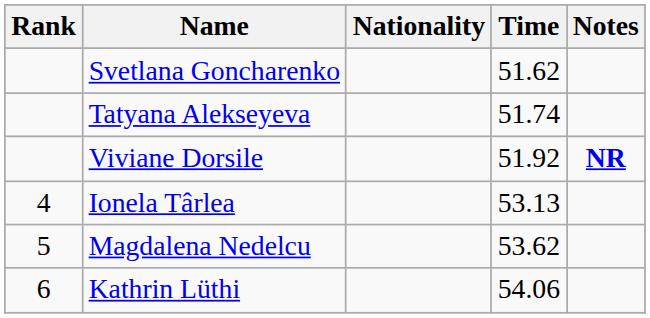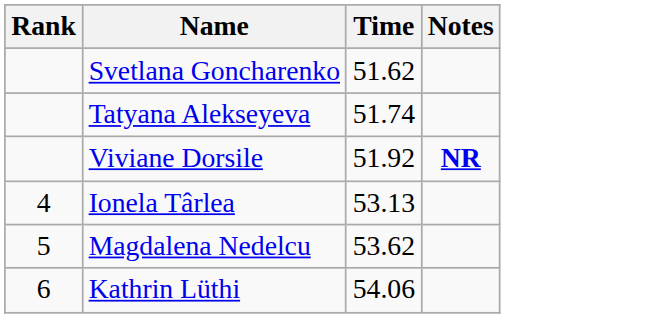- column: (419, 26)
